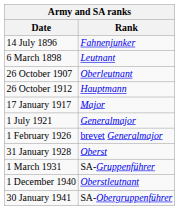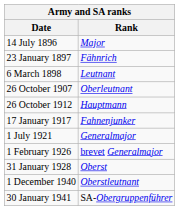(108, 43) Fahnenjunker -> (93, 43) Major
+ row: (39, 58)
(93, 105) Major -> (108, 120) Fahnenjunker
- row: (34, 167)
